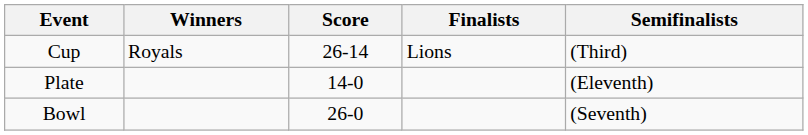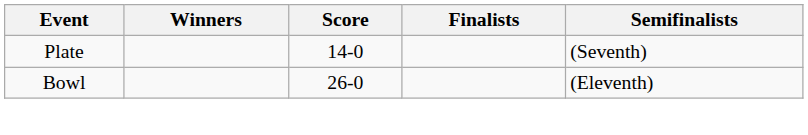- row: (64, 51)
(612, 82) (Eleventh) -> (608, 51) (Seventh)
(608, 113) (Seventh) -> (612, 82) (Eleventh)
